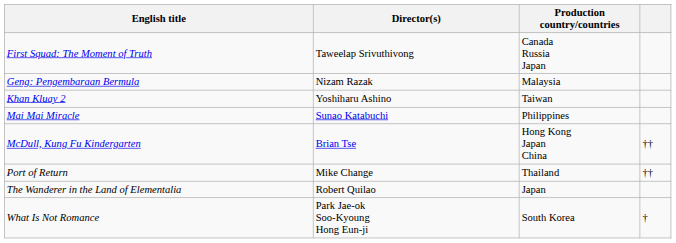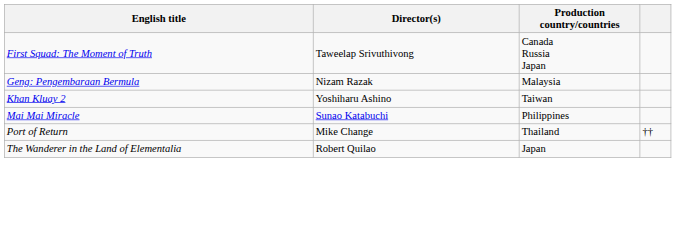- row: (74, 144)
- row: (53, 218)
